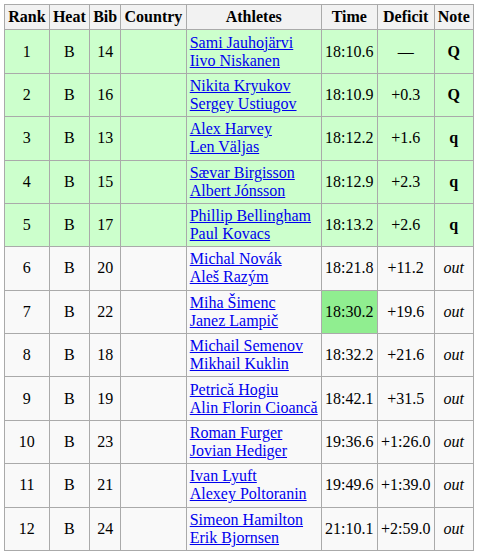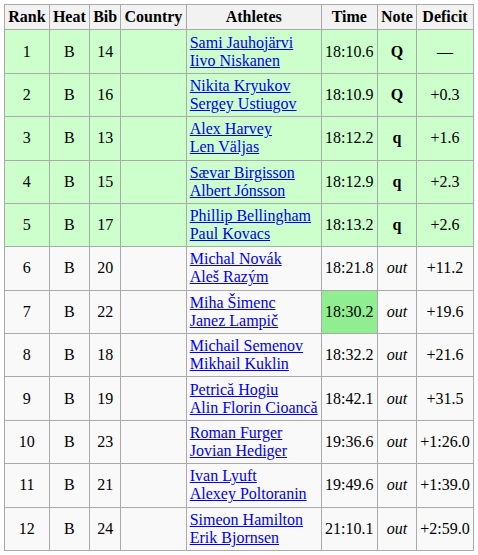columns swapped: (406, 17) <-> (454, 17)
